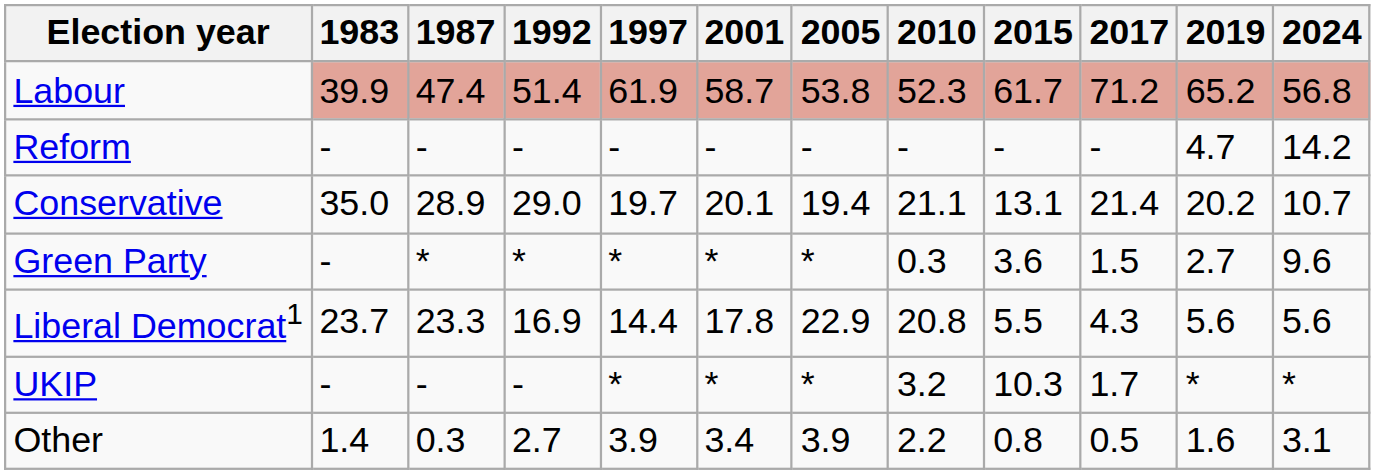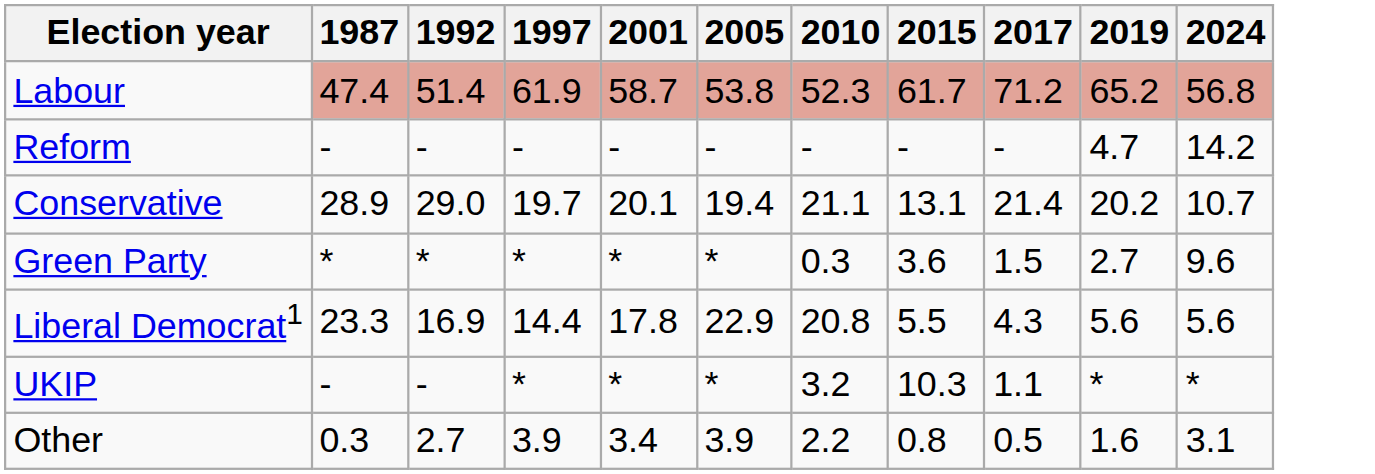- column: (359, 32)
(1114, 383) 1.7 -> (1018, 383) 1.1
